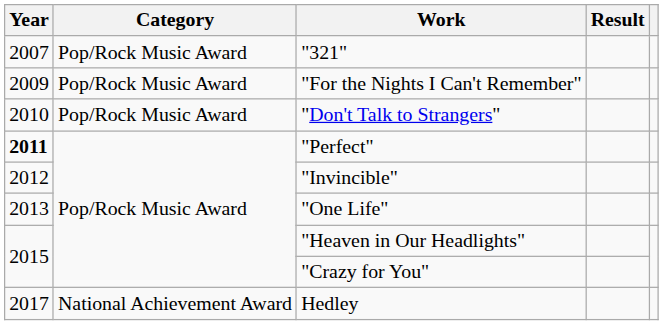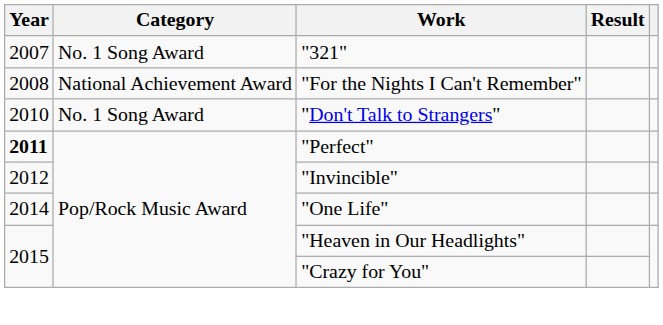(152, 51) Pop/Rock Music Award -> (131, 51) No. 1 Song Award
(29, 83) 2009 -> (29, 83) 2008
(152, 83) Pop/Rock Music Award -> (175, 83) National Achievement Award
(152, 114) Pop/Rock Music Award -> (131, 114) No. 1 Song Award
(29, 209) 2013 -> (29, 209) 2014
- row: (330, 303)
